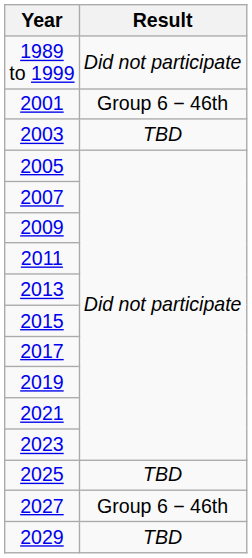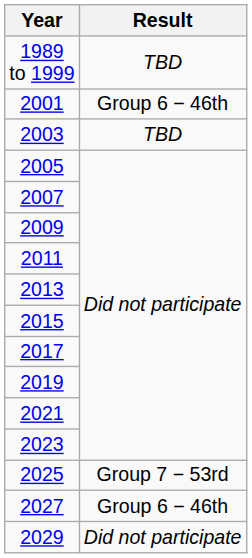(163, 62) Did not participate -> (163, 62) TBD
(163, 475) TBD -> (163, 475) Group 7 − 53rd
(163, 537) TBD -> (163, 537) Did not participate
